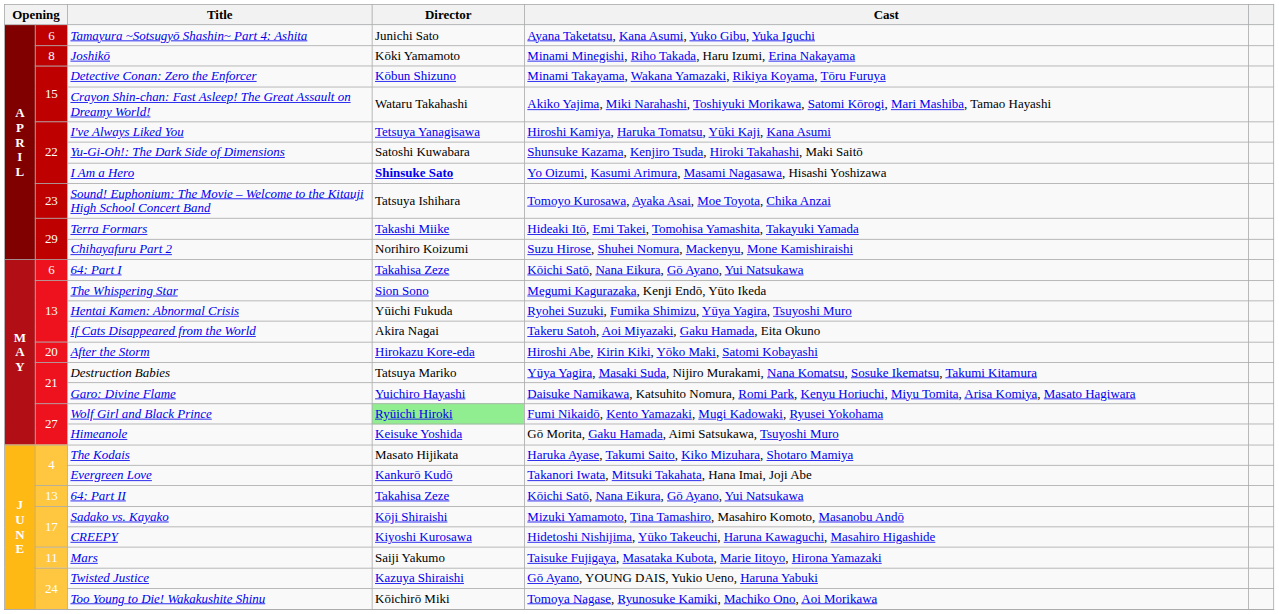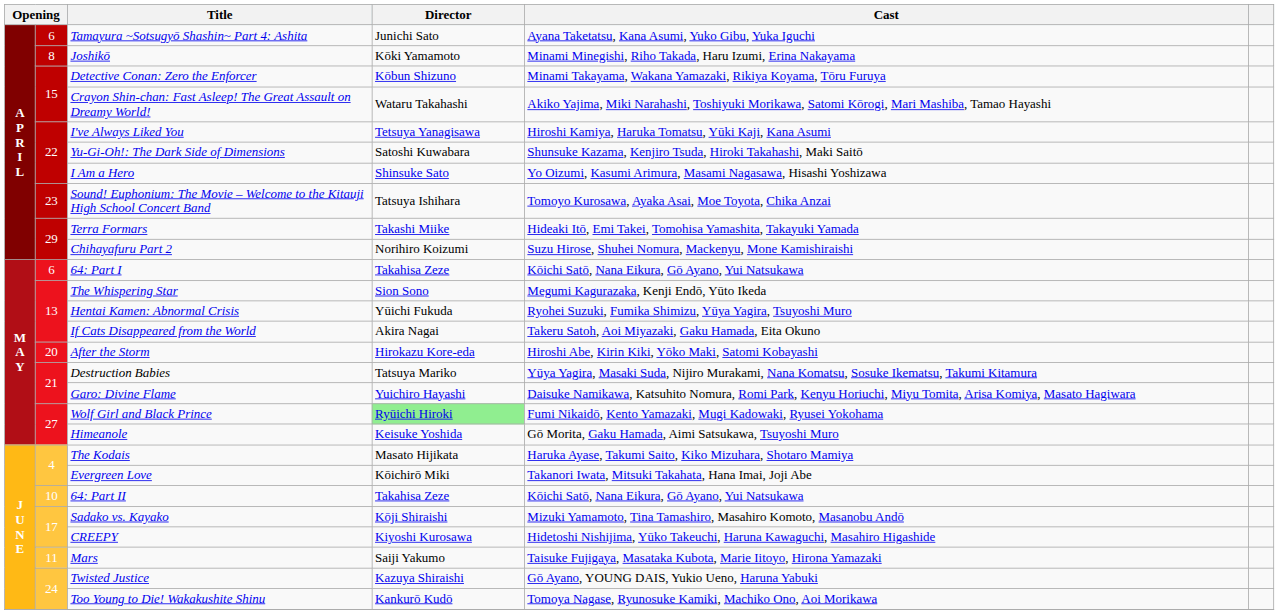(414, 173) bold -> (412, 173) normal
(414, 475) Kankurō Kudō -> (412, 475) Kōichirō Miki
(51, 496) 13 -> (51, 496) 10
(412, 598) Kōichirō Miki -> (414, 598) Kankurō Kudō
